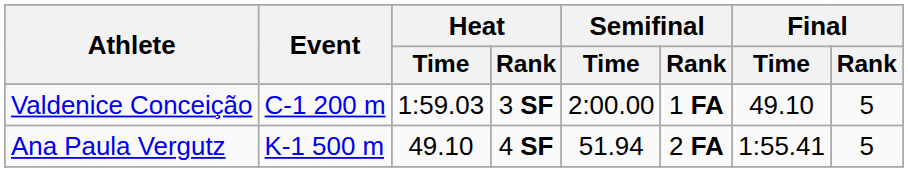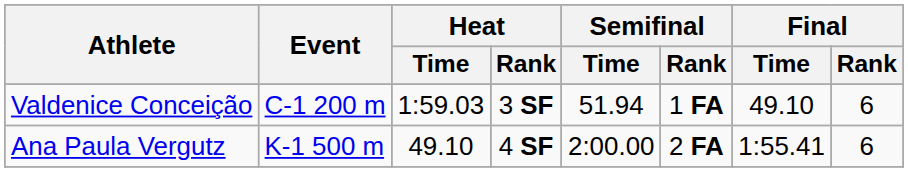(611, 105) 2:00.00 -> (611, 105) 51.94
(867, 105) 5 -> (867, 105) 6
(611, 146) 51.94 -> (611, 146) 2:00.00
(867, 146) 5 -> (867, 146) 6
